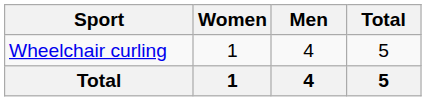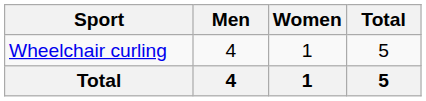columns swapped: (309, 19) <-> (232, 19)
